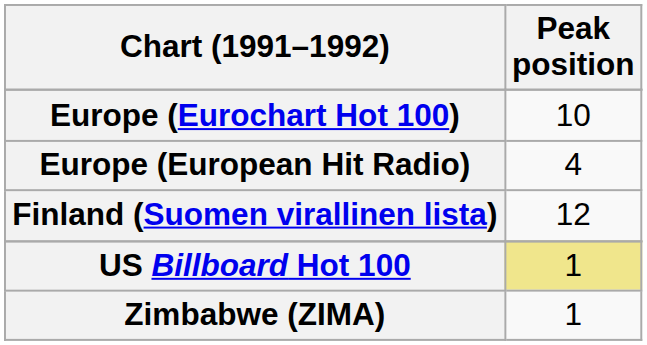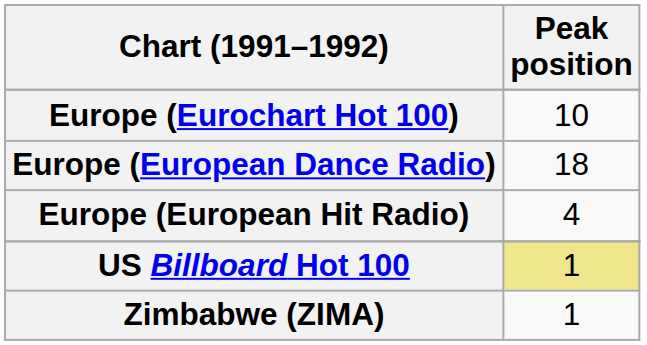+ row: (254, 164)
- row: (255, 214)
